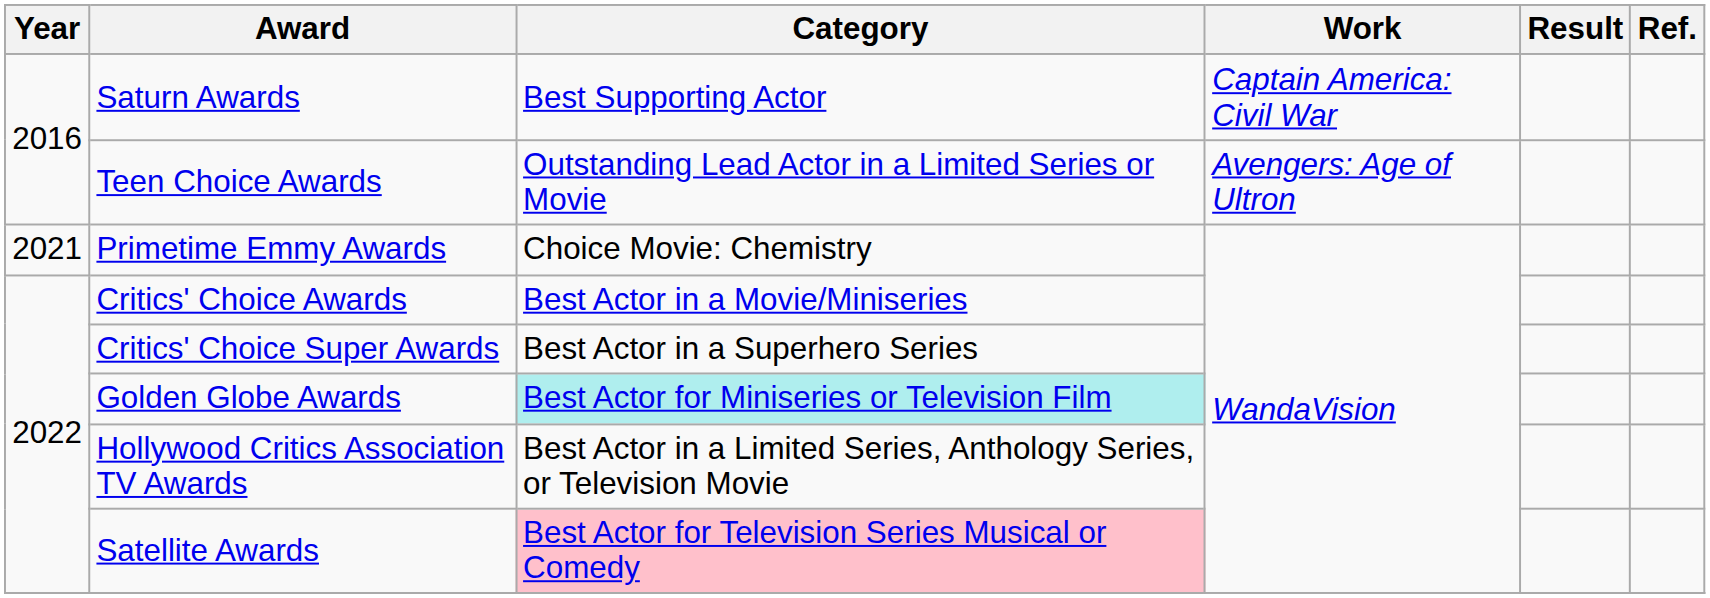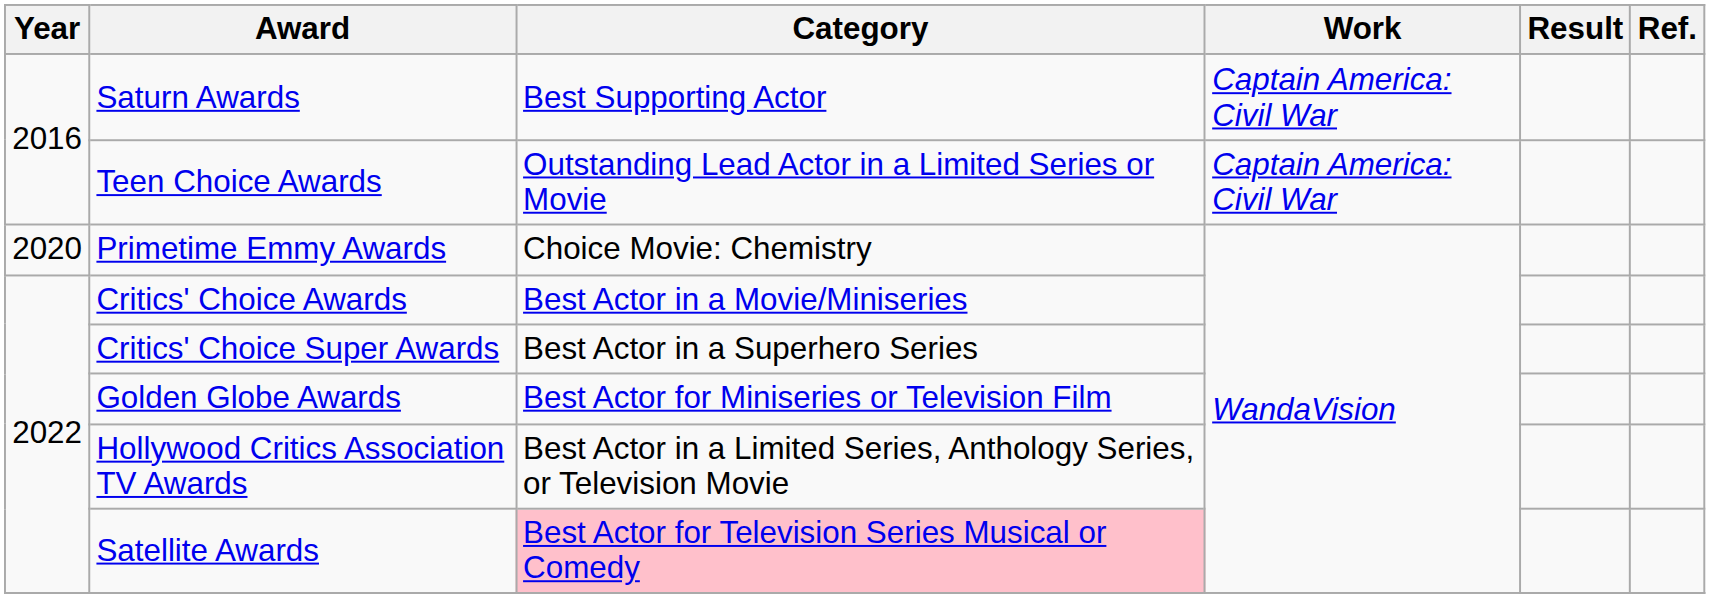(1332, 181) Avengers: Age of Ultron -> (1332, 181) Captain America: Civil War
(47, 249) 2021 -> (47, 249) 2020
(817, 398) paleturquoise background -> (817, 398) no background
